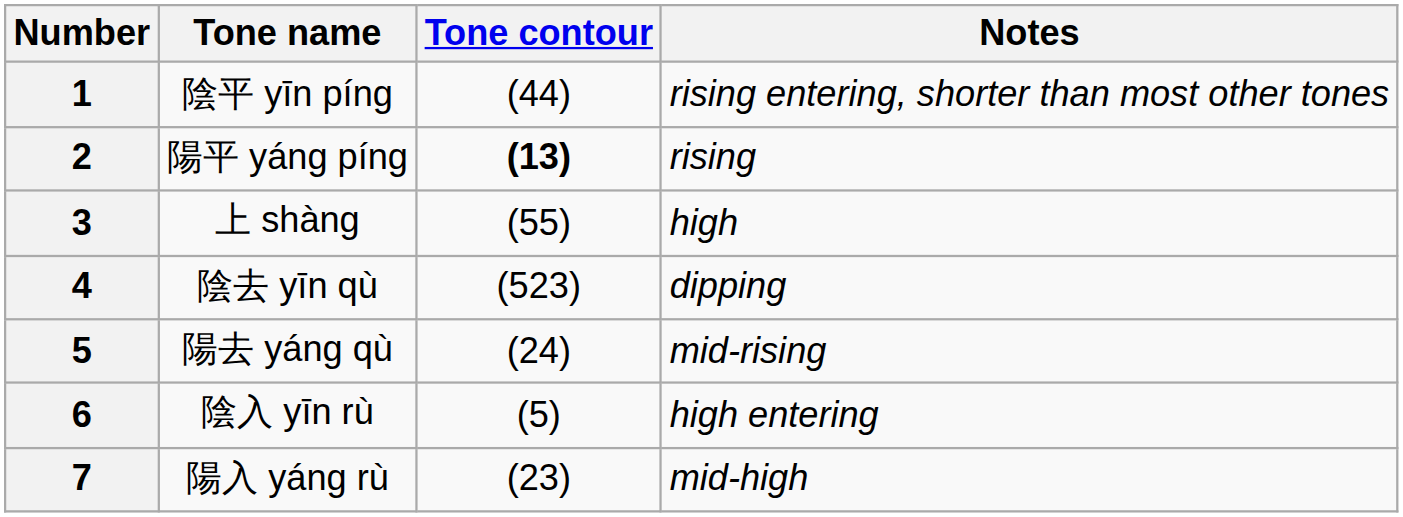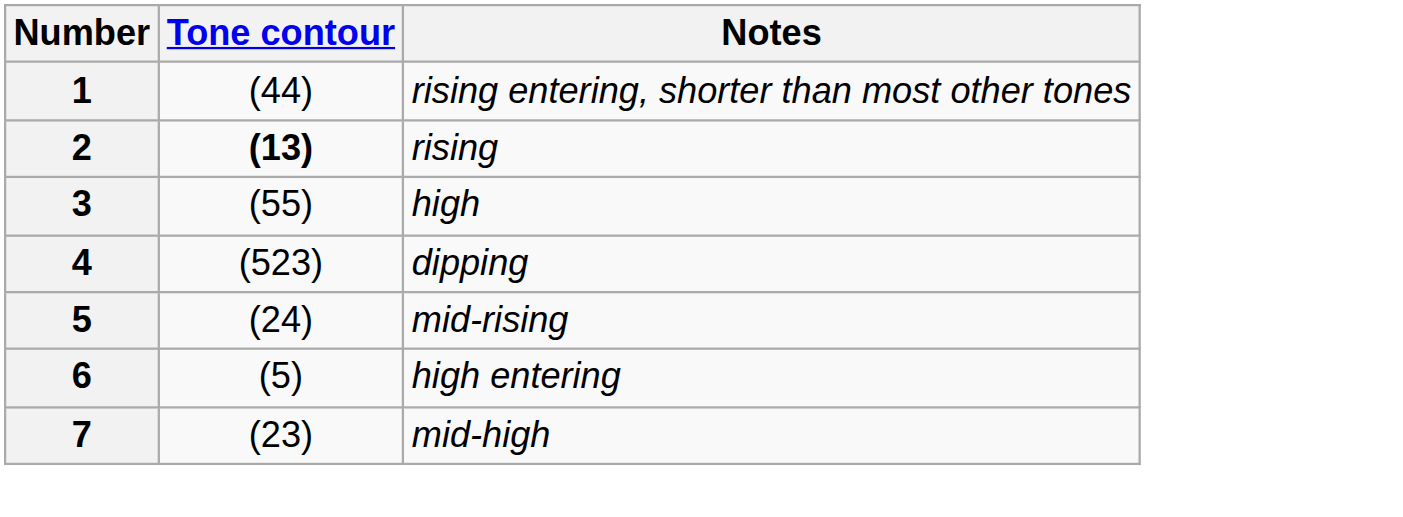- column: (287, 33)
